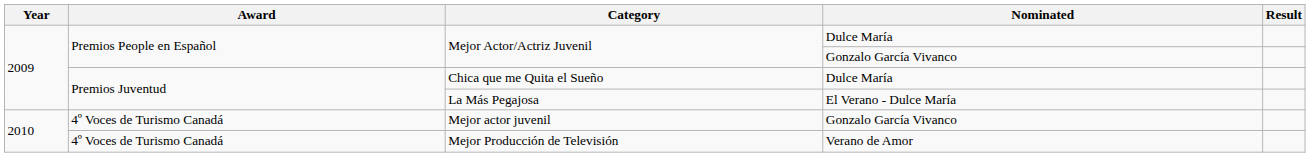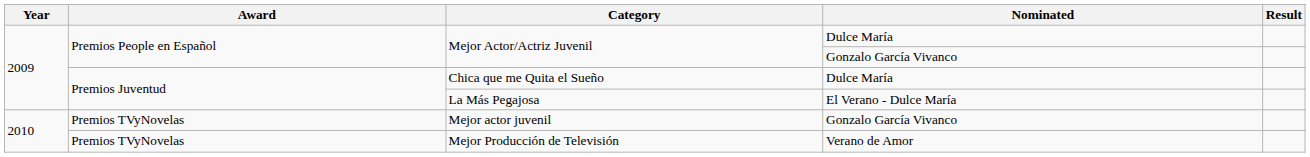(147, 120) 4º Voces de Turismo Canadá -> (128, 120) Premios TVyNovelas
(147, 141) 4º Voces de Turismo Canadá -> (128, 141) Premios TVyNovelas
